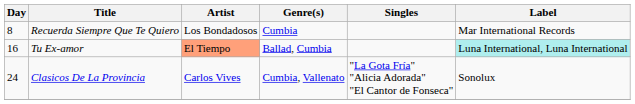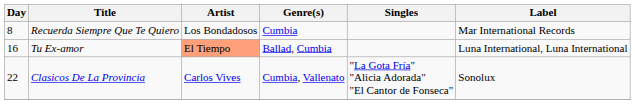(543, 48) paleturquoise background -> (543, 48) no background
(12, 78) 24 -> (12, 78) 22
